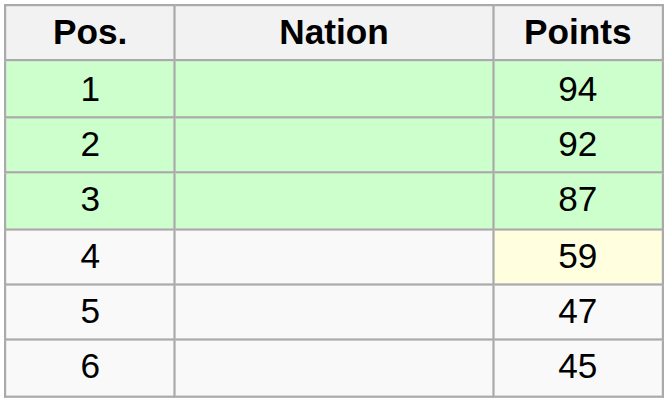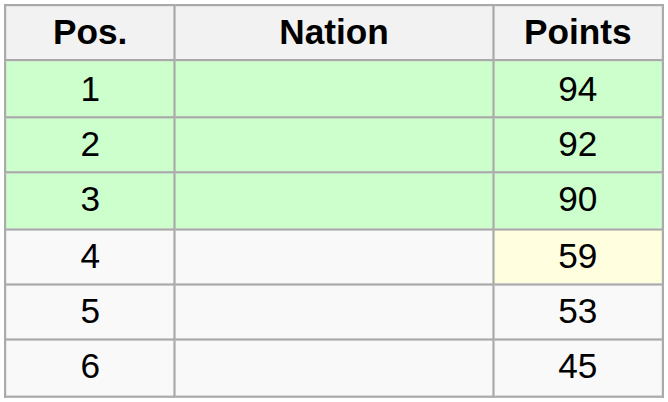(578, 199) 87 -> (578, 199) 90
(578, 311) 47 -> (578, 311) 53
